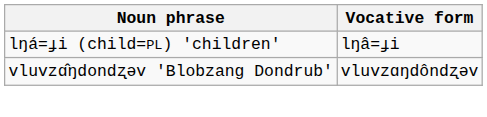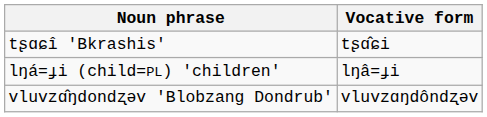+ row: (87, 45)
